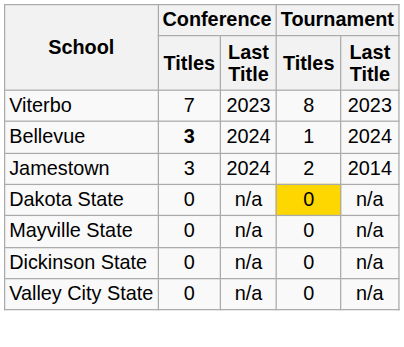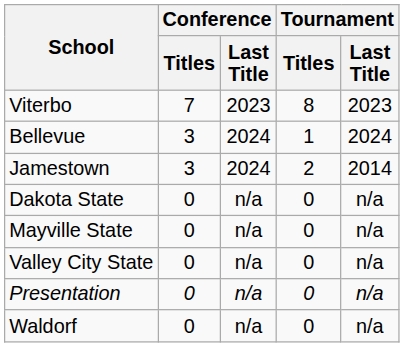(189, 136) bold -> (189, 136) normal
(309, 199) gold background -> (309, 199) no background
- row: (78, 262)
+ row: (65, 294)
+ row: (43, 325)
